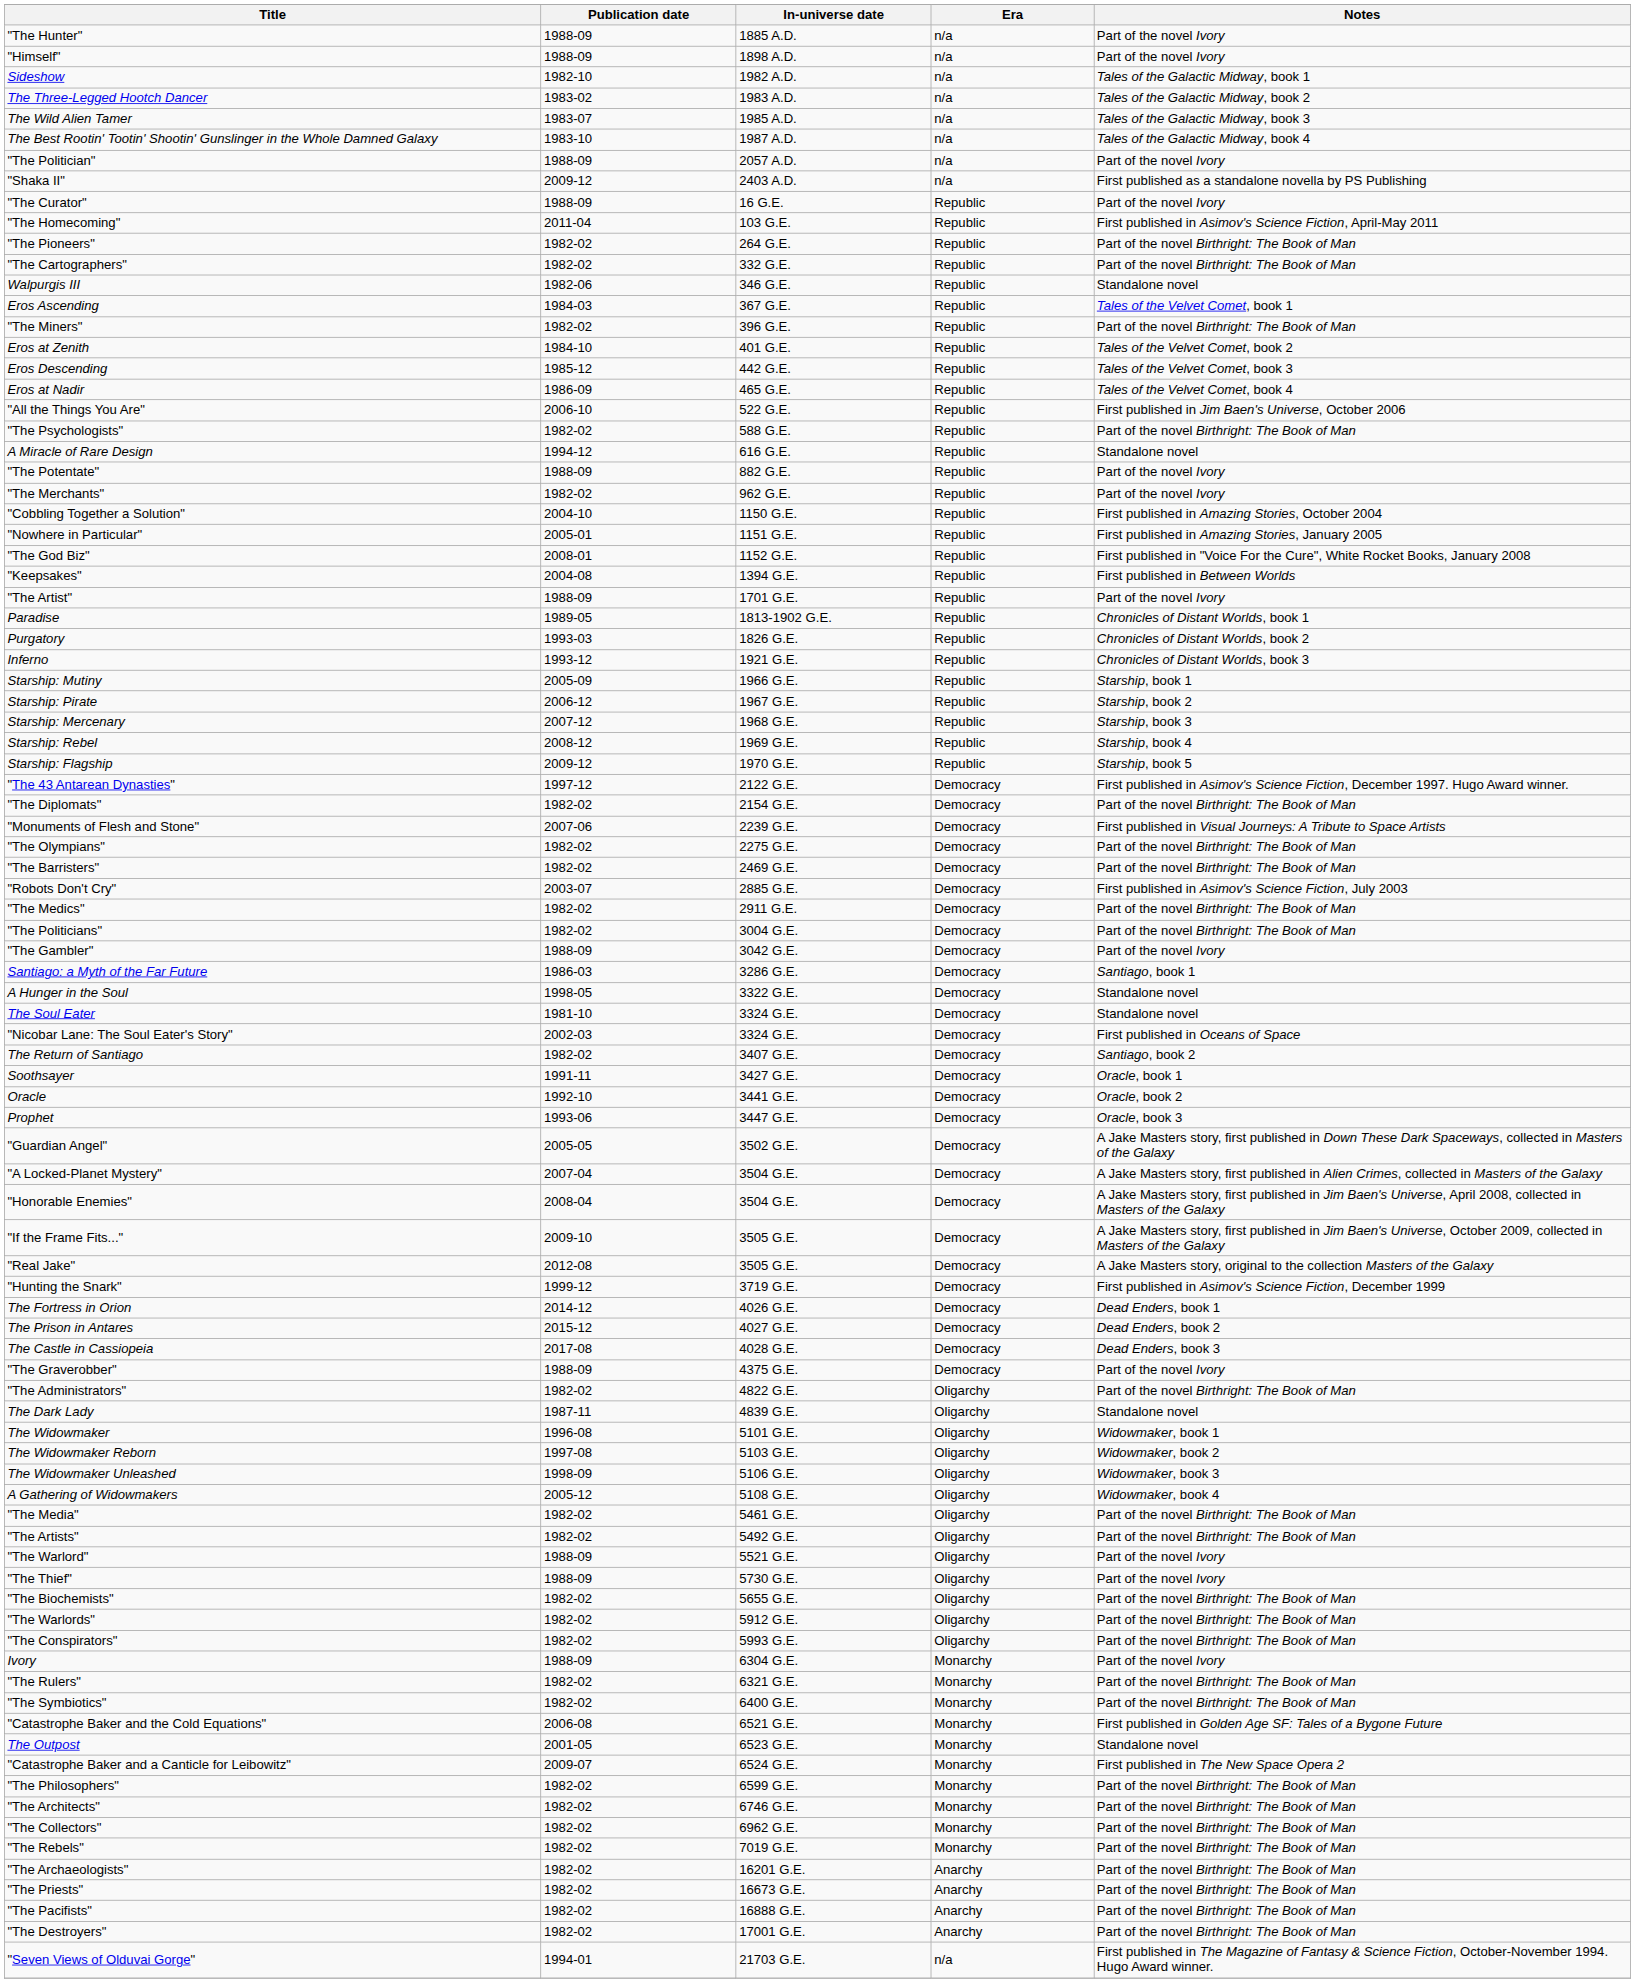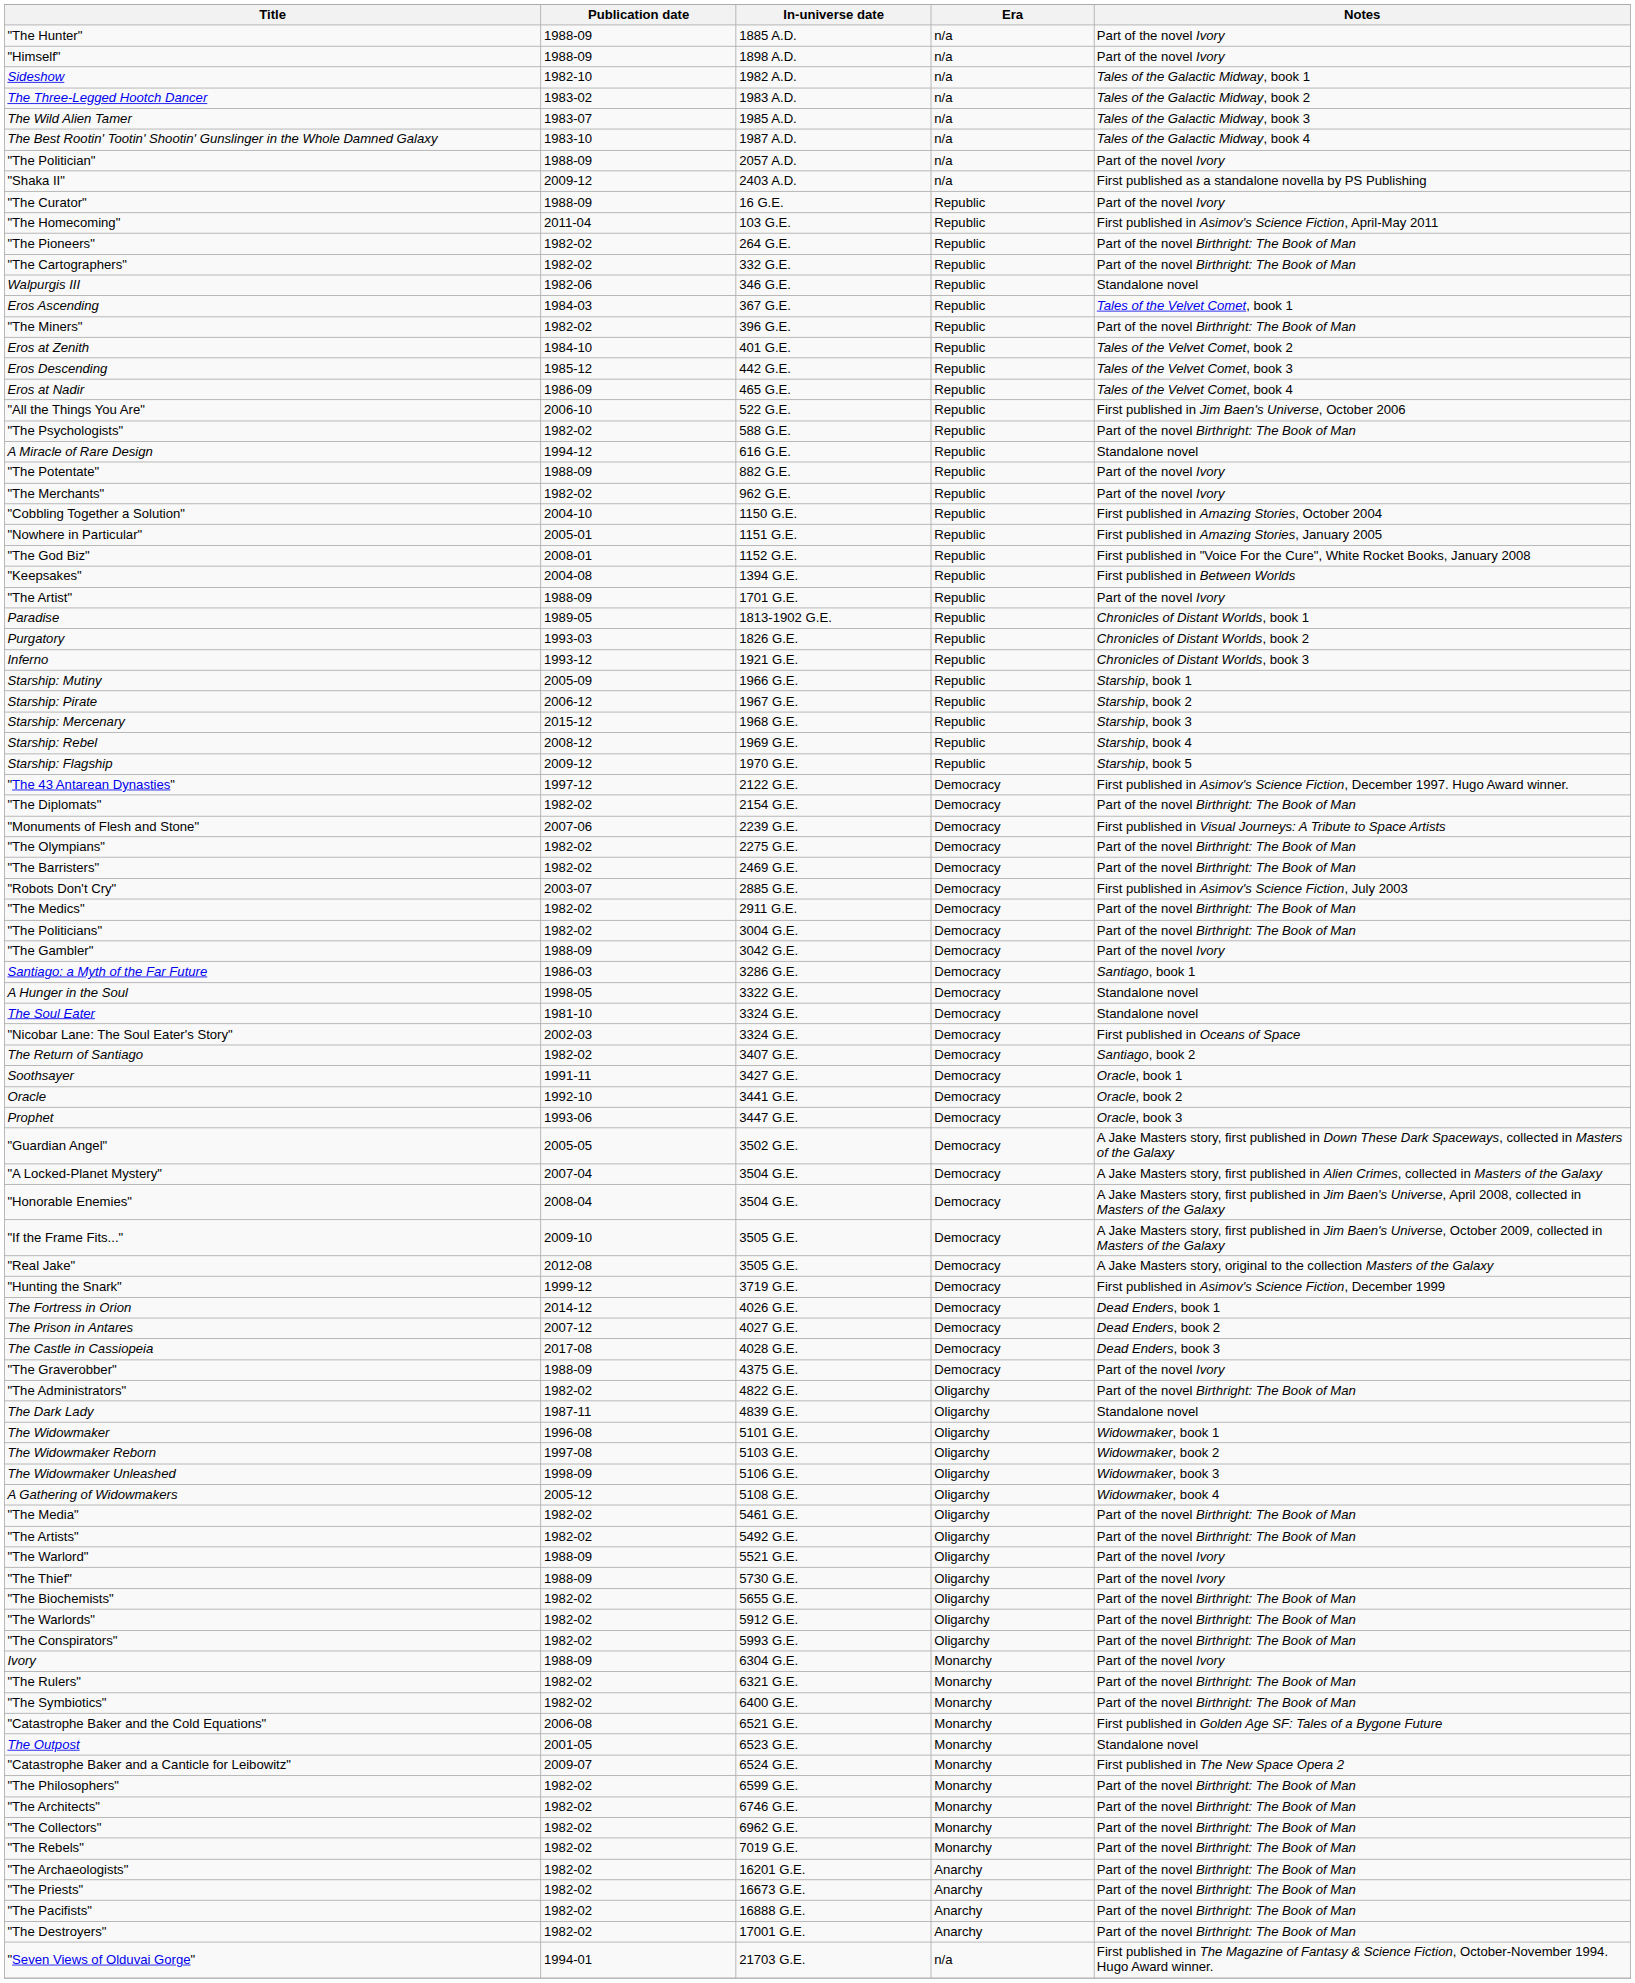(568, 722) 2007-12 -> (568, 722) 2015-12
(568, 1328) 2015-12 -> (568, 1328) 2007-12
